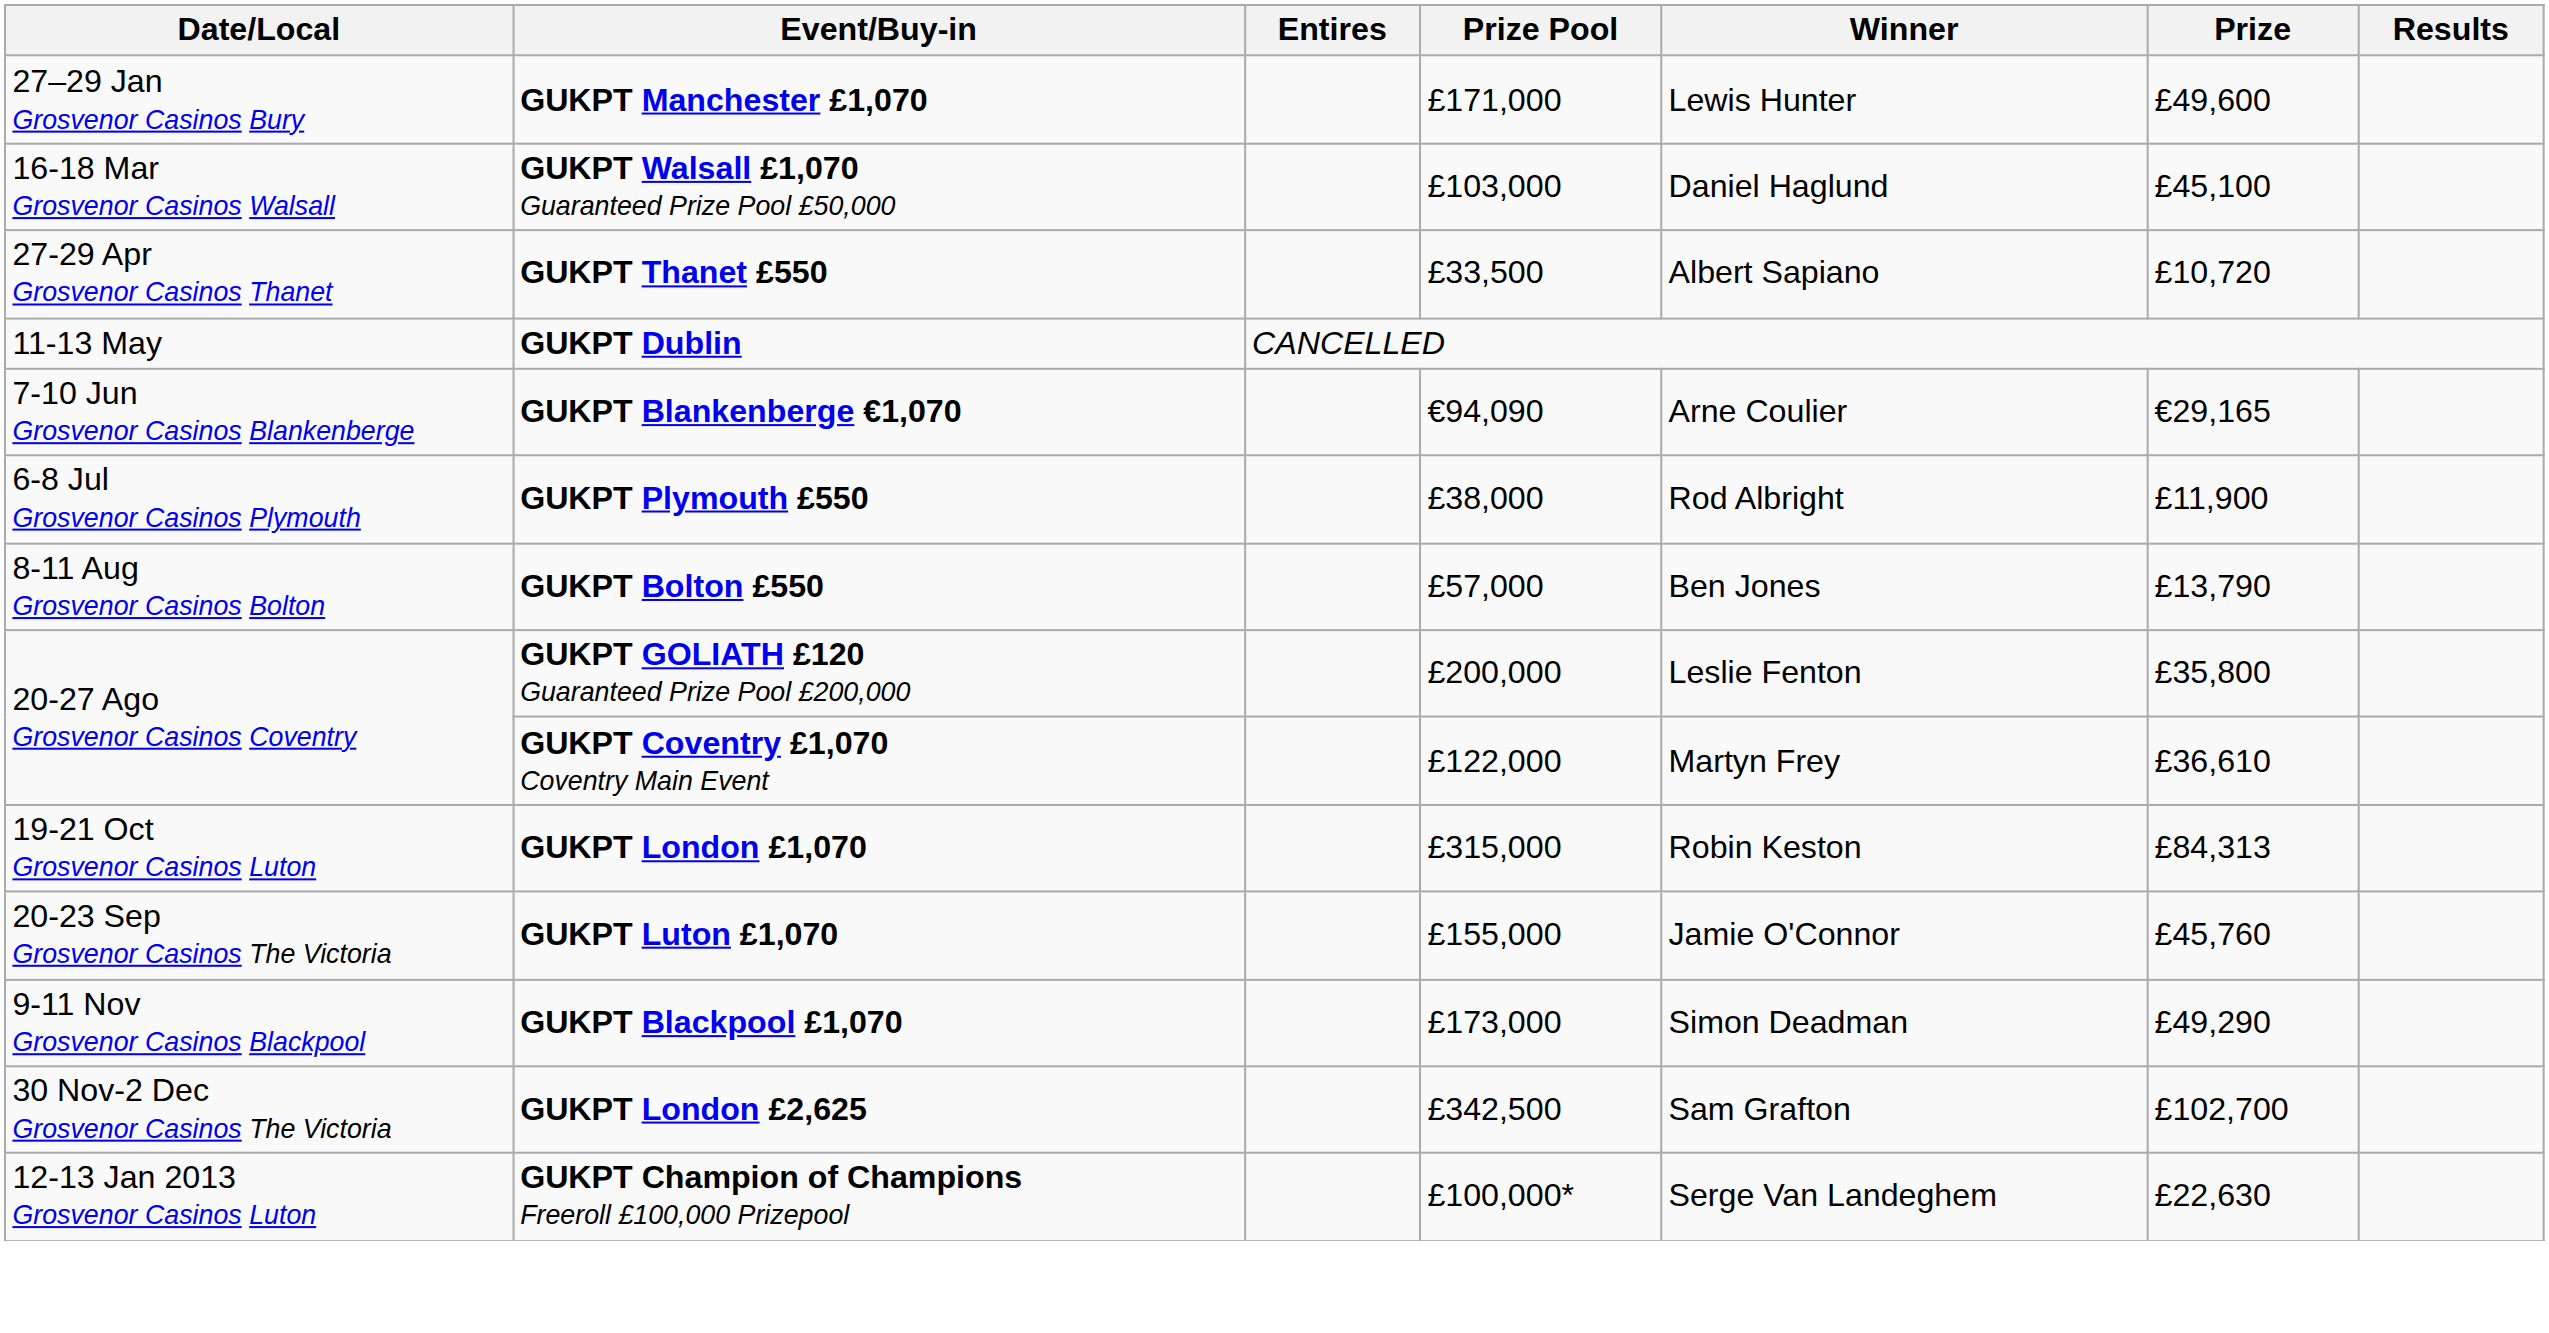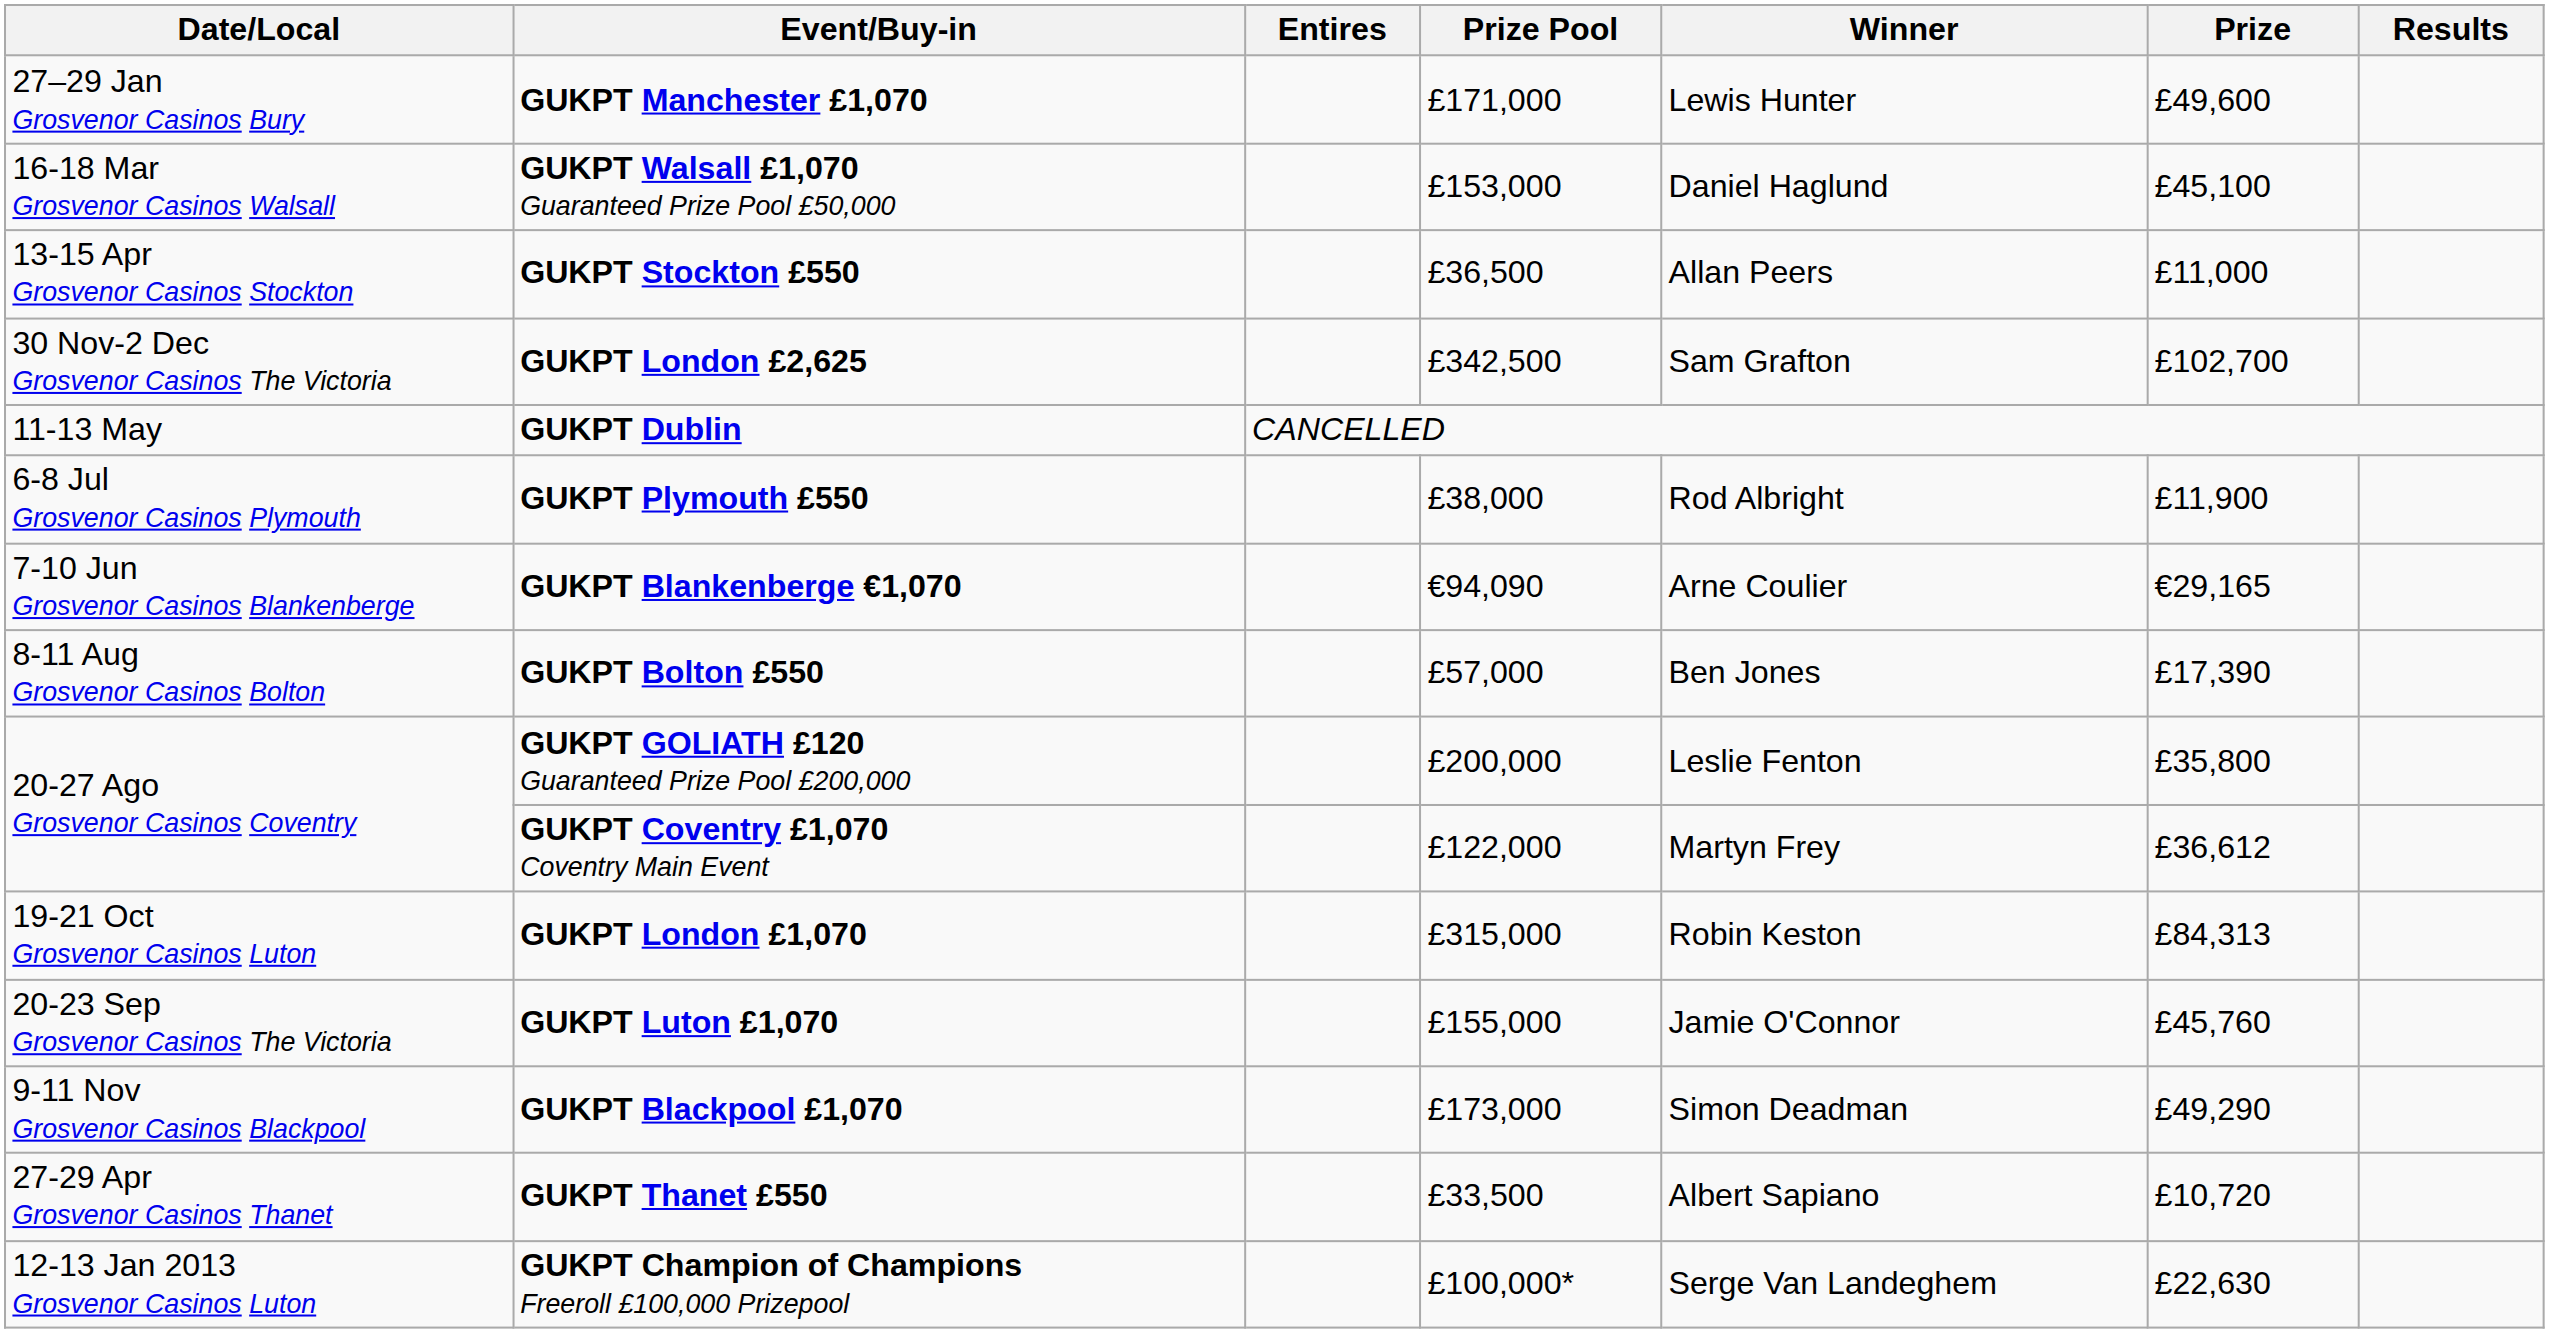(1494, 186) £103,000 -> (1494, 186) £153,000
+ row: (690, 273)
rows swapped: (674, 273) <-> (693, 1109)
rows swapped: (741, 411) <-> (694, 498)
(2213, 586) £13,790 -> (2213, 673) £17,390
(2213, 760) £36,610 -> (2213, 847) £36,612
